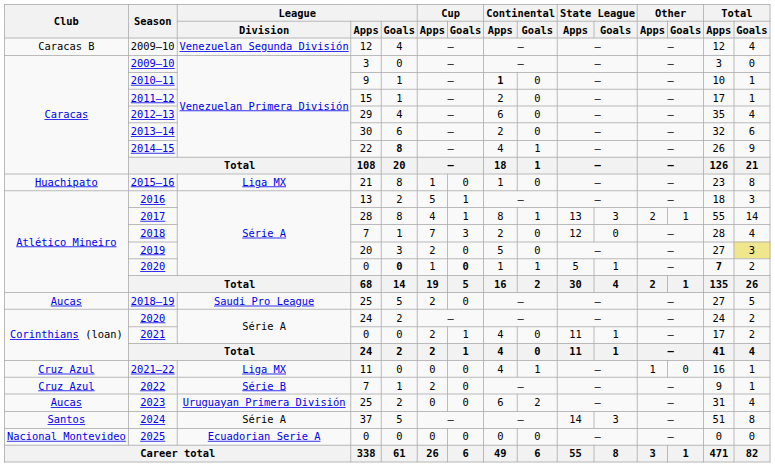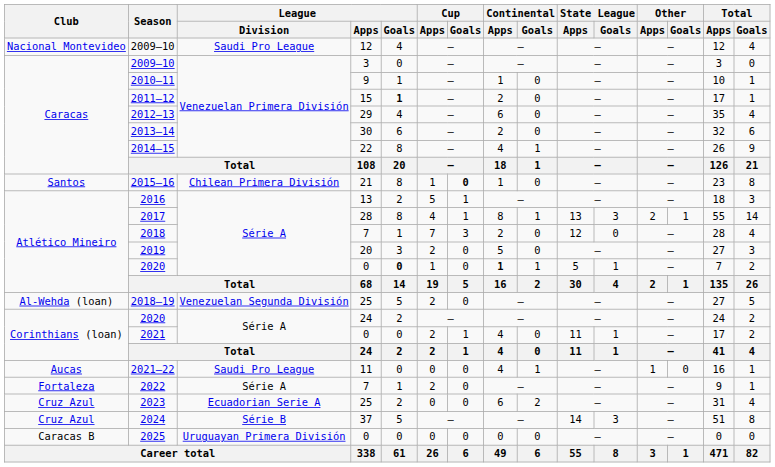(66, 47) Caracas B -> (66, 47) Nacional Montevideo
(264, 47) Venezuelan Segunda División -> (264, 47) Saudi Pro League
(500, 81) bold -> (500, 81) normal
(399, 98) normal -> (399, 98) bold
(399, 148) bold -> (399, 148) normal
(66, 182) Huachipato -> (66, 182) Santos
(264, 182) Liga MX -> (264, 182) Chilean Primera División
(466, 182) normal -> (466, 182) bold
(752, 250) khaki background -> (752, 250) no background
(466, 267) bold -> (466, 267) normal
(500, 267) normal -> (500, 267) bold
(719, 267) bold -> (719, 267) normal
(66, 301) Aucas -> (66, 301) Al-Wehda (loan)
(264, 301) Saudi Pro League -> (264, 301) Venezuelan Segunda División
(66, 369) Cruz Azul -> (66, 369) Aucas
(264, 369) Liga MX -> (264, 369) Saudi Pro League
(66, 386) Cruz Azul -> (66, 386) Fortaleza
(264, 386) Série B -> (264, 386) Série A
(66, 403) Aucas -> (66, 403) Cruz Azul
(264, 403) Uruguayan Primera División -> (264, 403) Ecuadorian Serie A
(66, 420) Santos -> (66, 420) Cruz Azul
(264, 420) Série A -> (264, 420) Série B
(66, 437) Nacional Montevideo -> (66, 437) Caracas B
(264, 437) Ecuadorian Serie A -> (264, 437) Uruguayan Primera División
